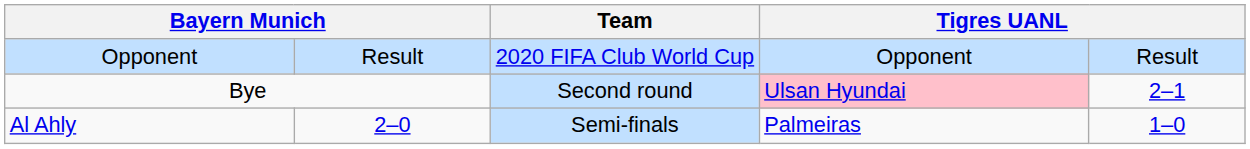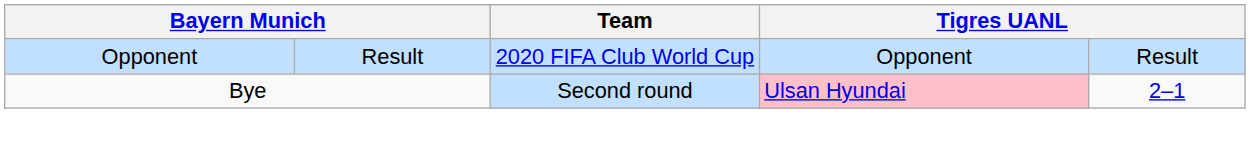- row: (43, 125)
